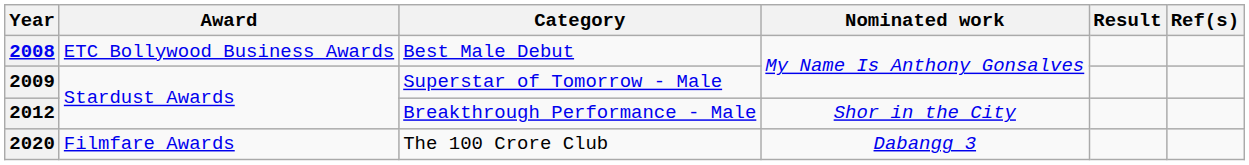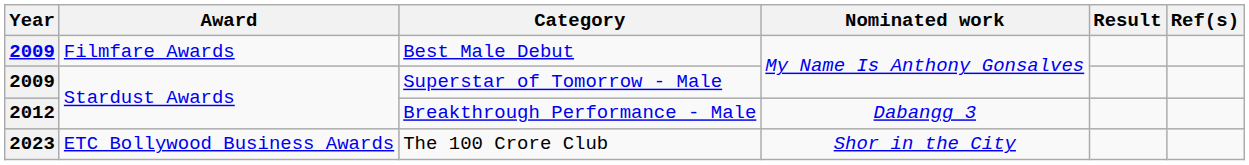(32, 51) 2008 -> (32, 51) 2009
(229, 51) ETC Bollywood Business Awards -> (149, 51) Filmfare Awards
(925, 113) Shor in the City -> (925, 113) Dabangg 3
(32, 144) 2020 -> (32, 144) 2023
(149, 144) Filmfare Awards -> (229, 144) ETC Bollywood Business Awards
(925, 144) Dabangg 3 -> (925, 144) Shor in the City
